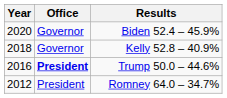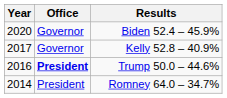(19, 48) 2018 -> (19, 48) 2017
(19, 84) 2012 -> (19, 84) 2014
